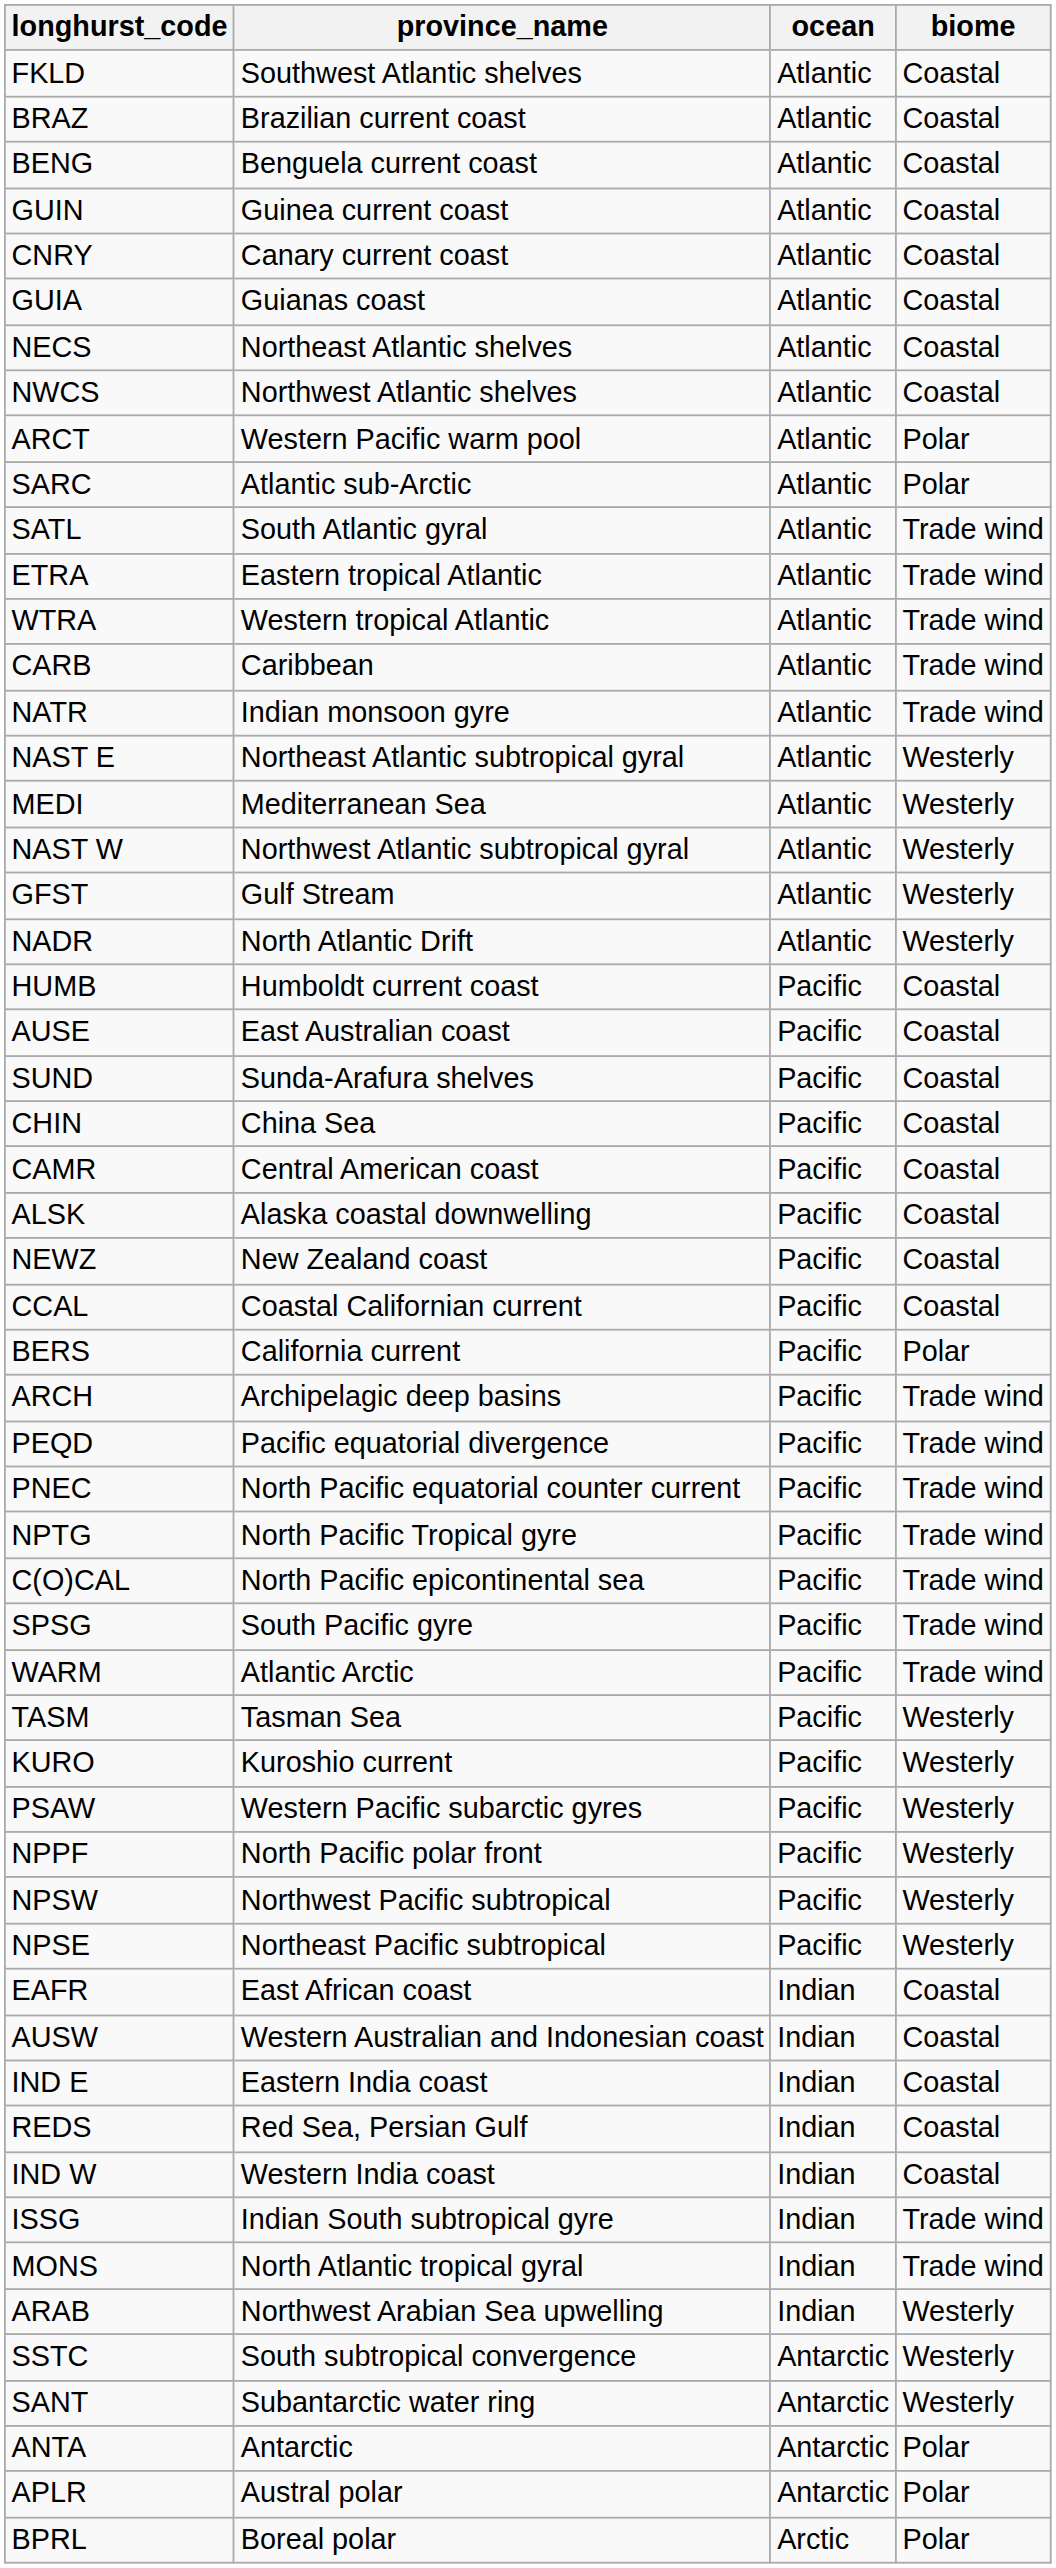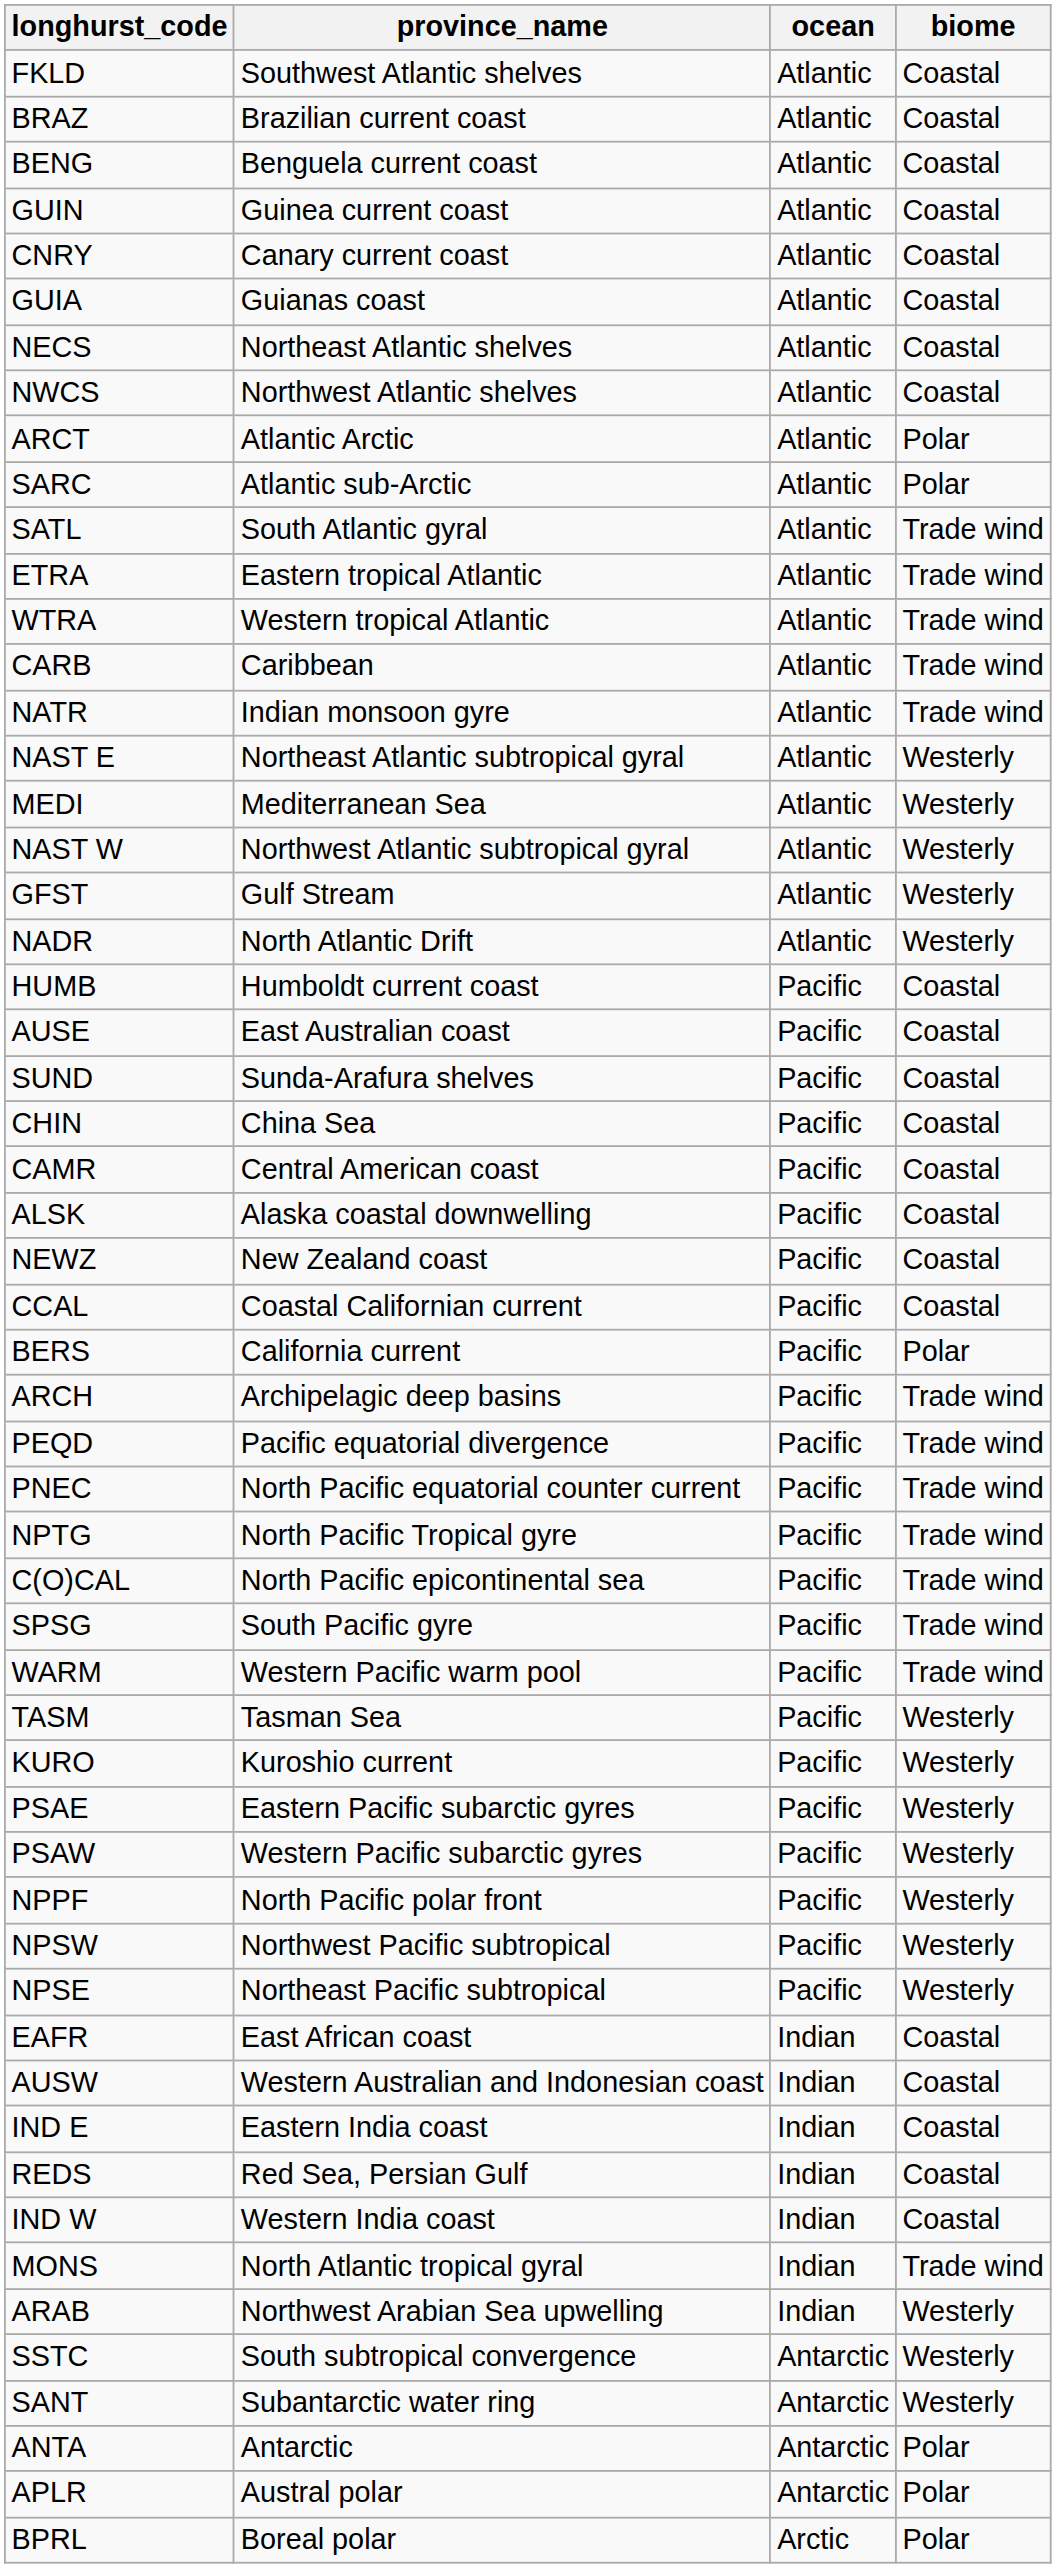(411, 438) Western Pacific warm pool -> (327, 438) Atlantic Arctic
(327, 1671) Atlantic Arctic -> (411, 1671) Western Pacific warm pool
+ row: (50, 1808)
- row: (46, 2219)
